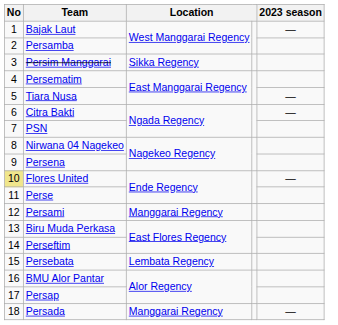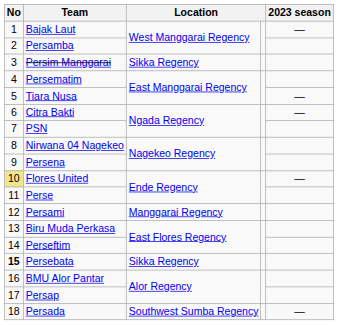(14, 262) normal -> (14, 262) bold
(171, 262) Lembata Regency -> (164, 262) Sikka Regency
(176, 312) Manggarai Regency -> (194, 312) Southwest Sumba Regency
